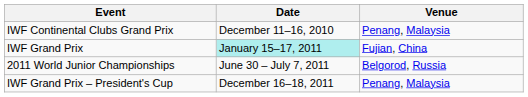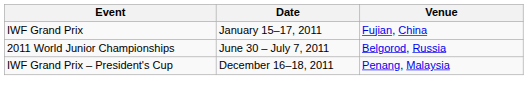- row: (90, 30)
(270, 48) paleturquoise background -> (270, 30) no background
